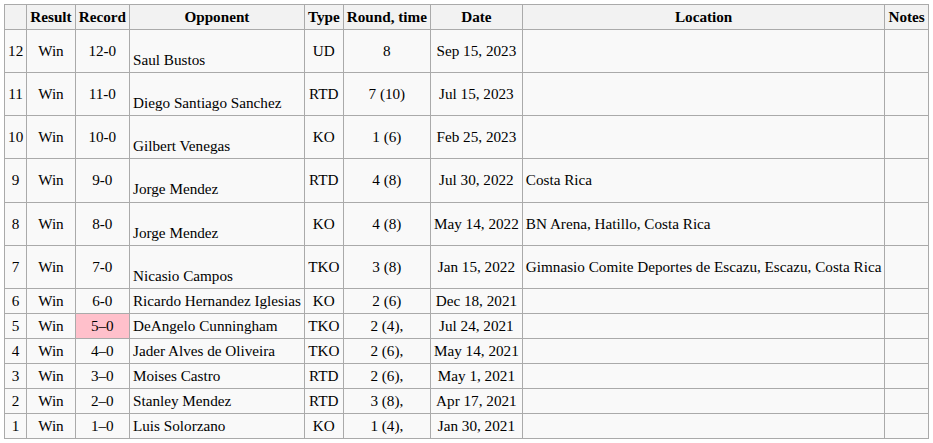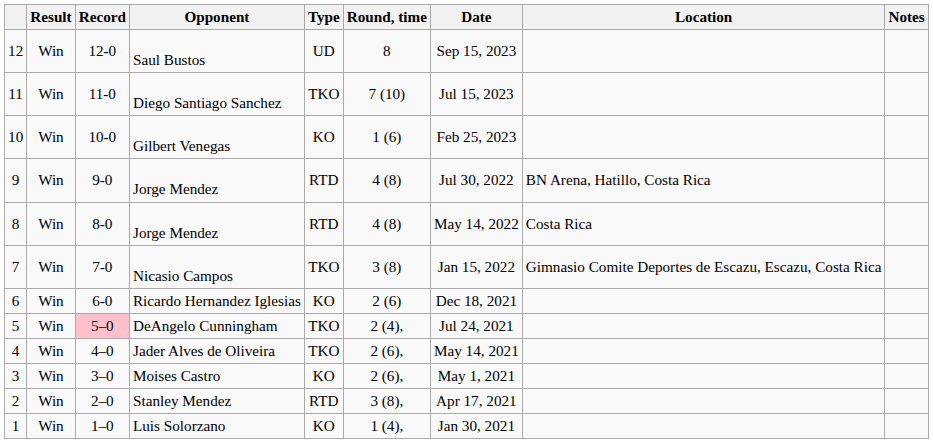(324, 94) RTD -> (324, 94) TKO
(559, 180) Costa Rica -> (618, 180) BN Arena, Hatillo, Costa Rica
(324, 223) KO -> (324, 223) RTD
(618, 223) BN Arena, Hatillo, Costa Rica -> (559, 223) Costa Rica
(324, 375) RTD -> (324, 375) KO
